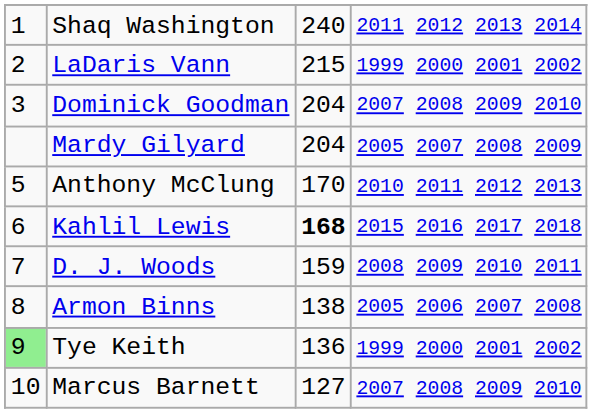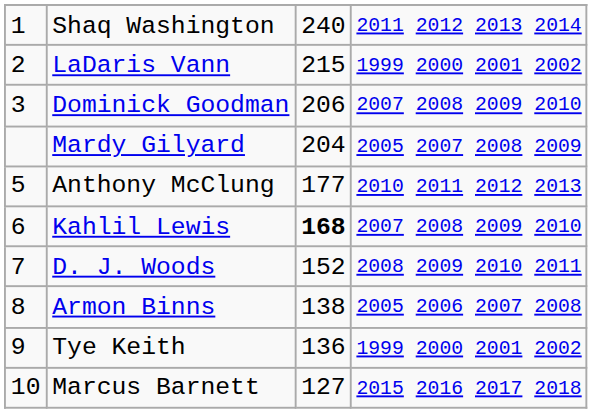(323, 106) 204 -> (323, 106) 206
(323, 186) 170 -> (323, 186) 177
(469, 226) 2015 2016 2017 2018 -> (469, 226) 2007 2008 2009 2010
(323, 267) 159 -> (323, 267) 152
(18, 347) lightgreen background -> (18, 347) no background
(469, 387) 2007 2008 2009 2010 -> (469, 387) 2015 2016 2017 2018
